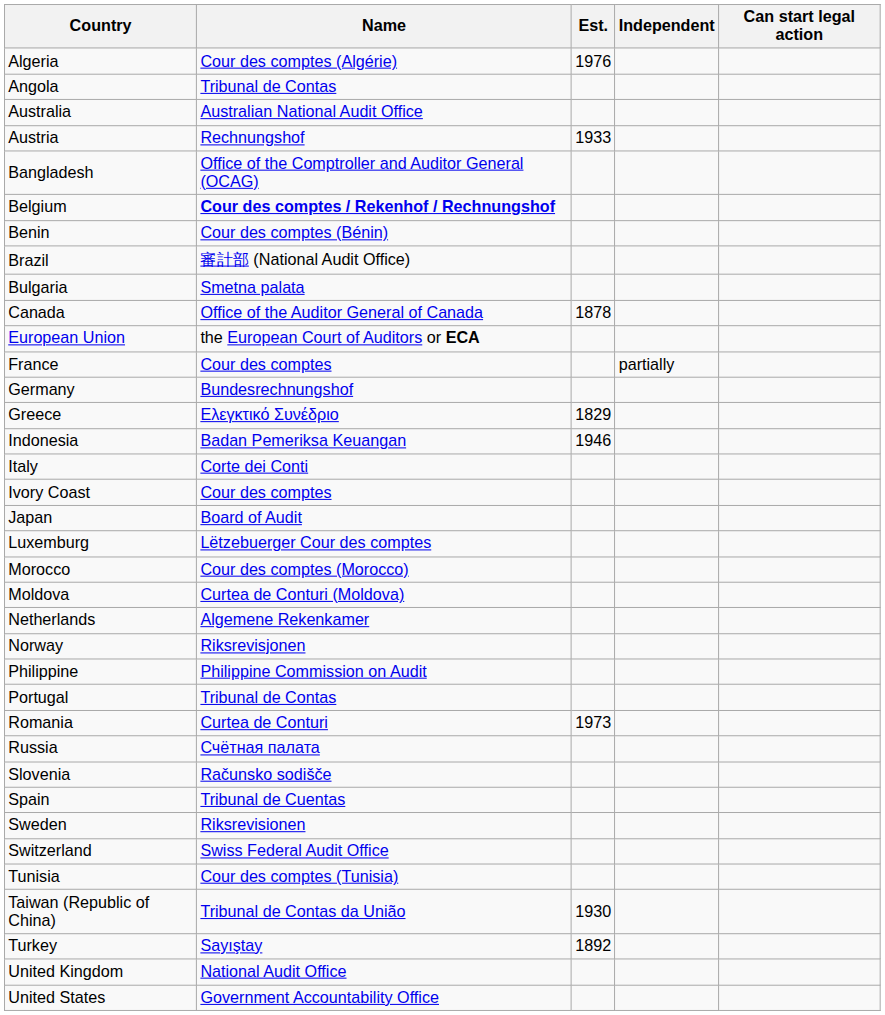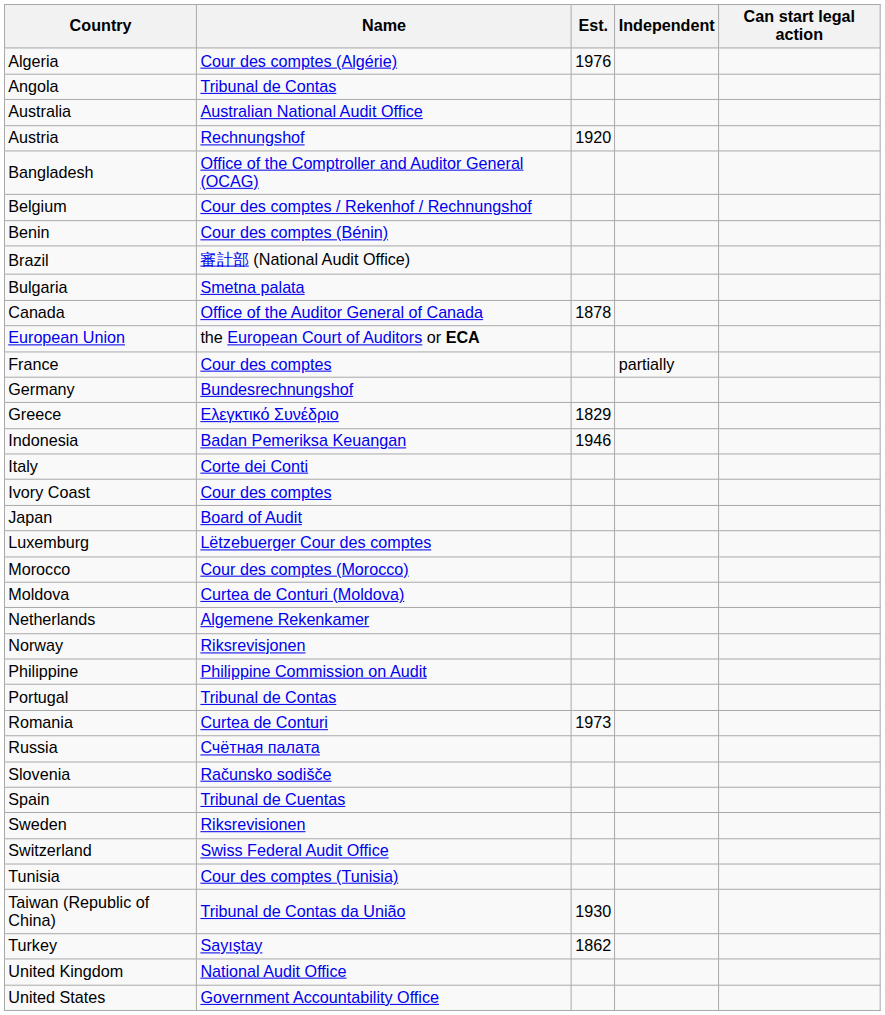(593, 138) 1933 -> (593, 138) 1920
(378, 207) bold -> (366, 207) normal
(593, 946) 1892 -> (593, 946) 1862
